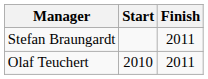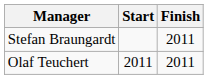(138, 62) 2010 -> (138, 62) 2011
